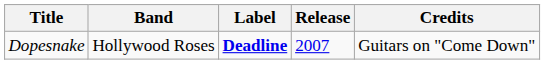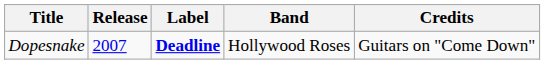columns swapped: (323, 18) <-> (154, 18)
